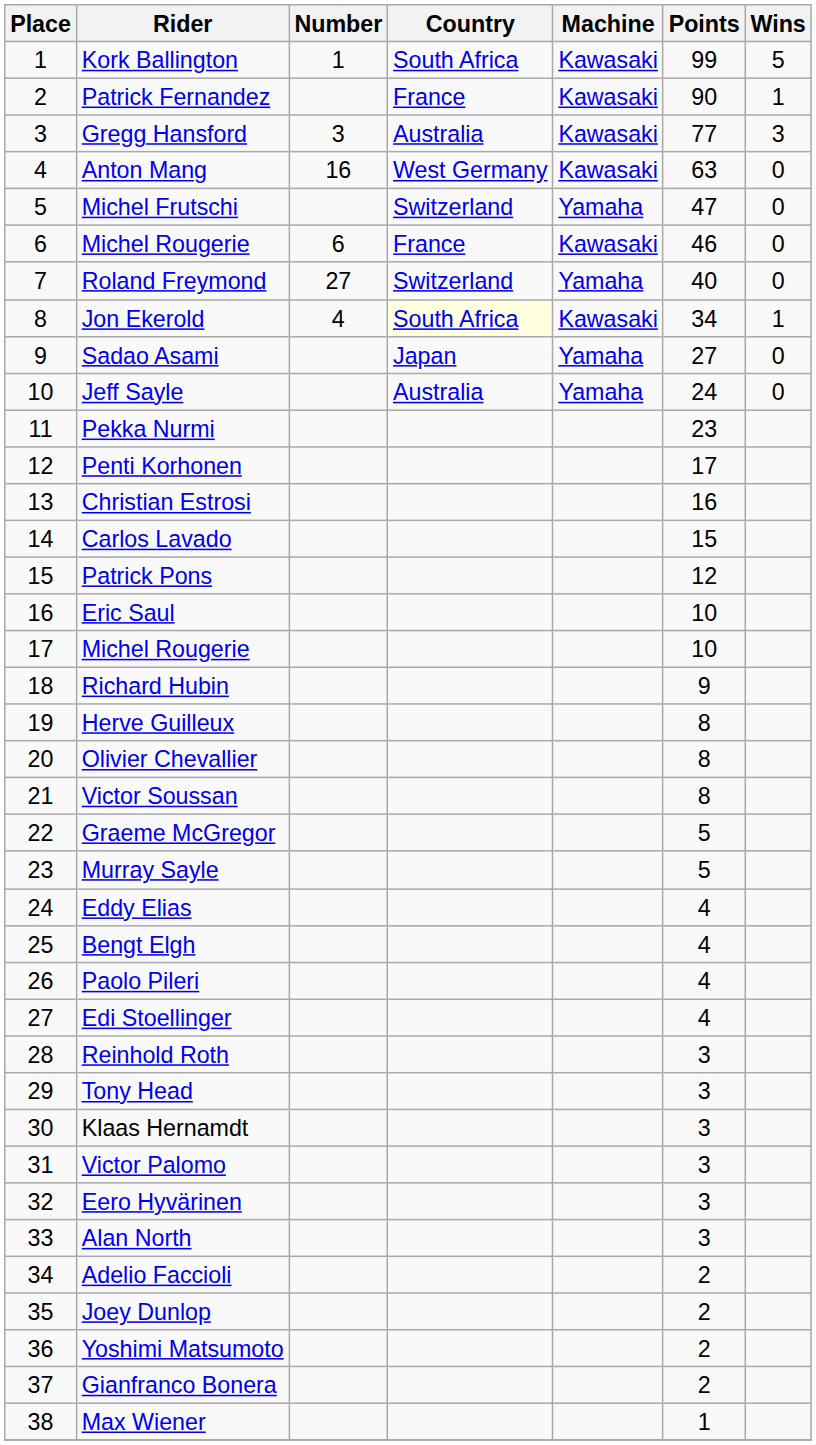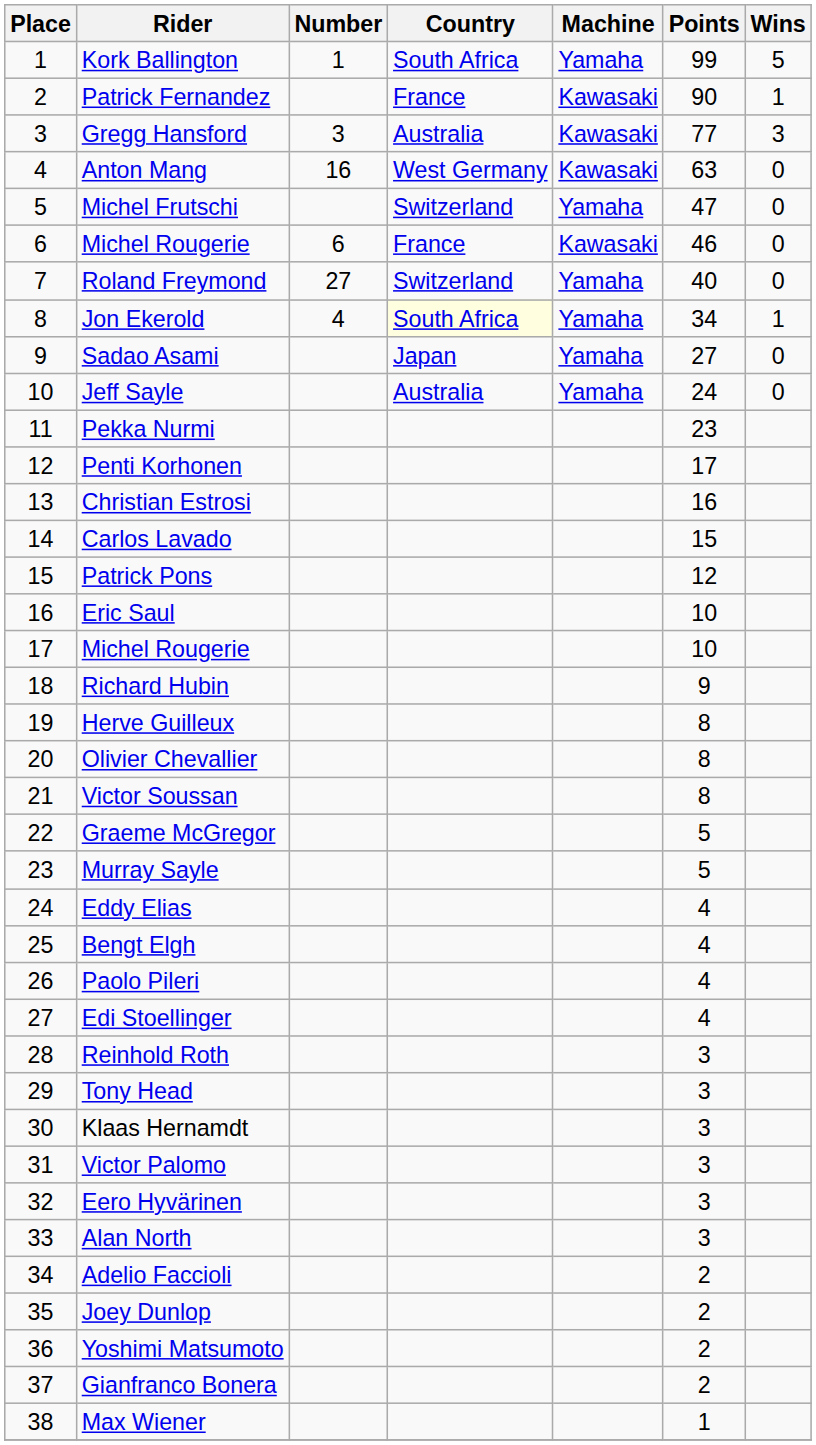(608, 60) Kawasaki -> (601, 60) Yamaha
(608, 318) Kawasaki -> (601, 318) Yamaha
